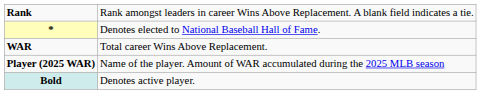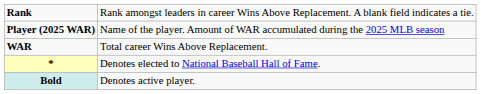rows swapped: (51, 64) <-> (51, 30)
